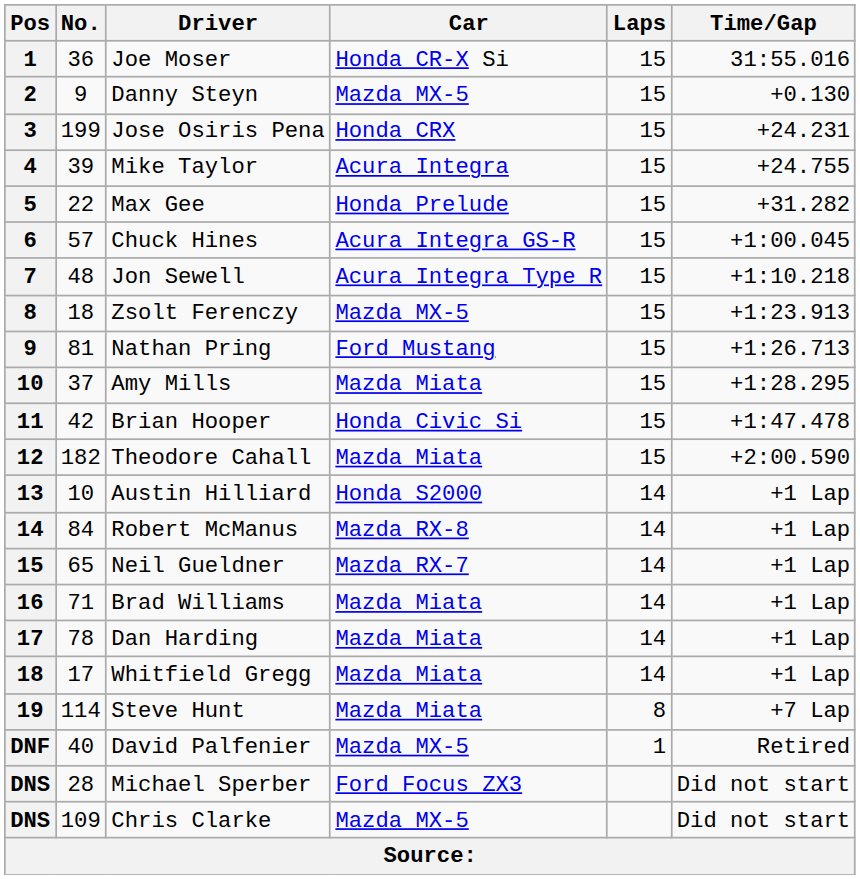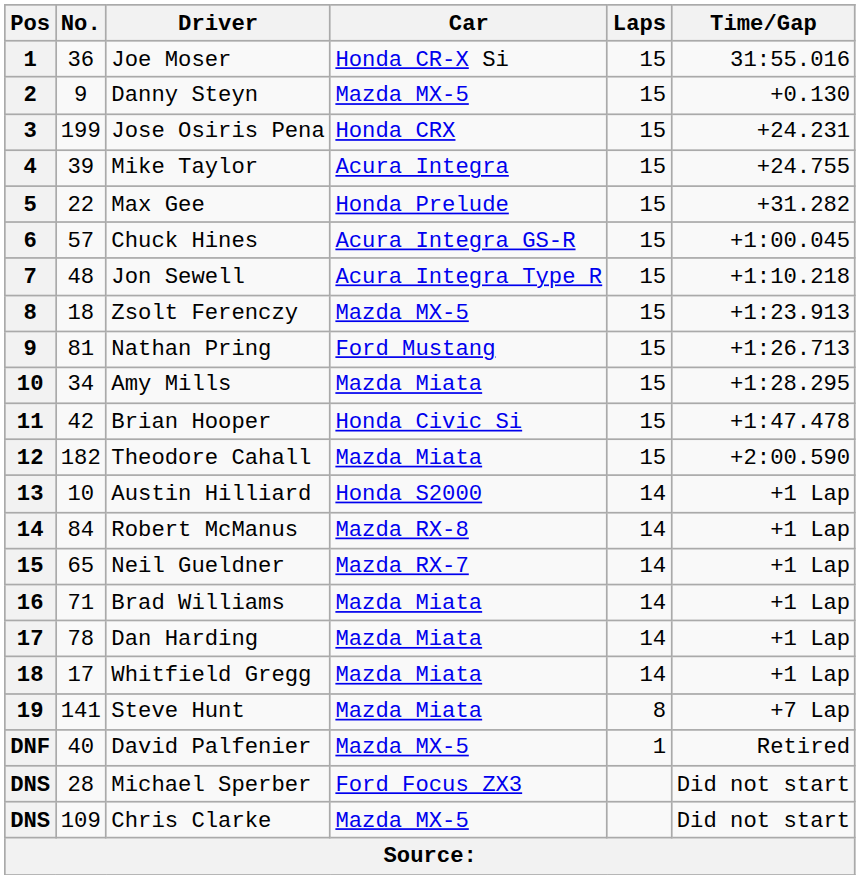(81, 385) 37 -> (81, 385) 34
(81, 711) 114 -> (81, 711) 141
